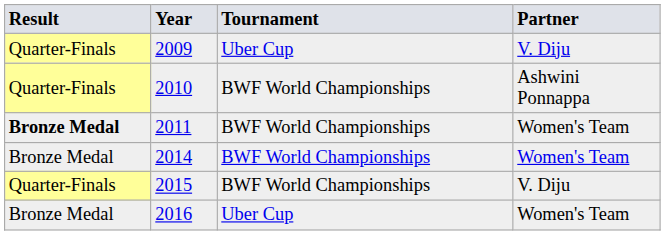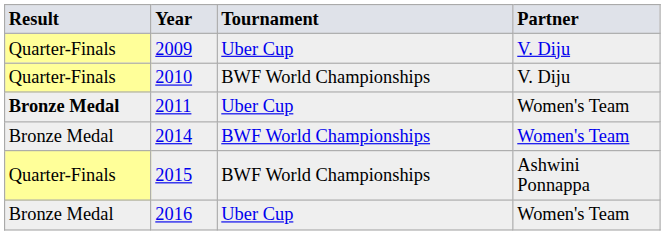(554, 87) Ashwini Ponnappa -> (544, 77) V. Diju
(326, 127) BWF World Championships -> (257, 106) Uber Cup
(544, 185) V. Diju -> (554, 175) Ashwini Ponnappa
